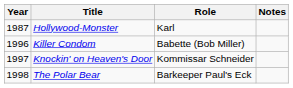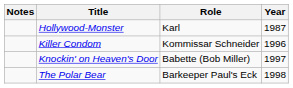columns swapped: (18, 12) <-> (272, 12)
(201, 43) Babette (Bob Miller) -> (211, 43) Kommissar Schneider
(205, 59) Kommissar Schneider -> (206, 59) Babette (Bob Miller)
